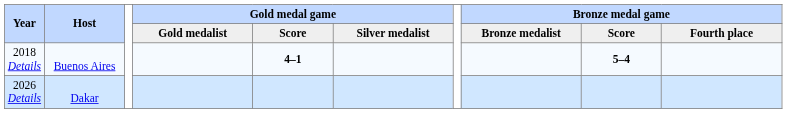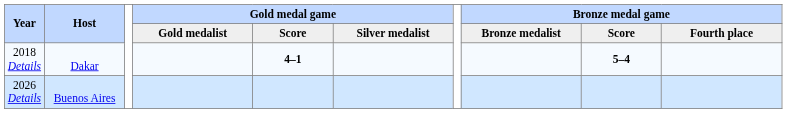(85, 66) Buenos Aires -> (85, 66) Dakar
(85, 98) Dakar -> (85, 98) Buenos Aires
